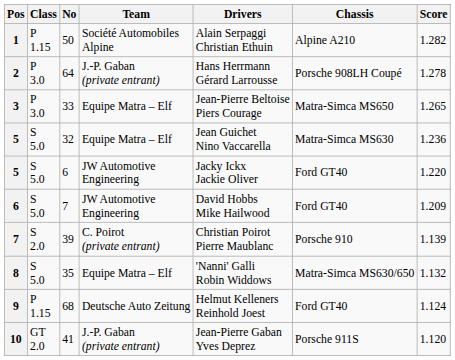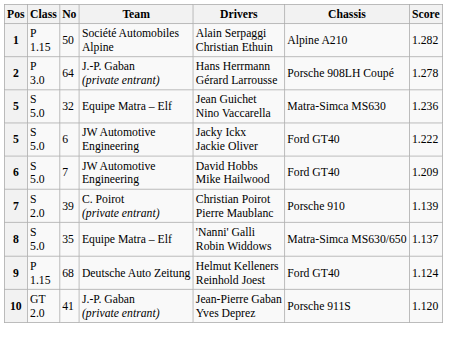- row: (16, 106)
(433, 173) 1.220 -> (425, 140) 1.222
(433, 272) 1.132 -> (425, 239) 1.137
